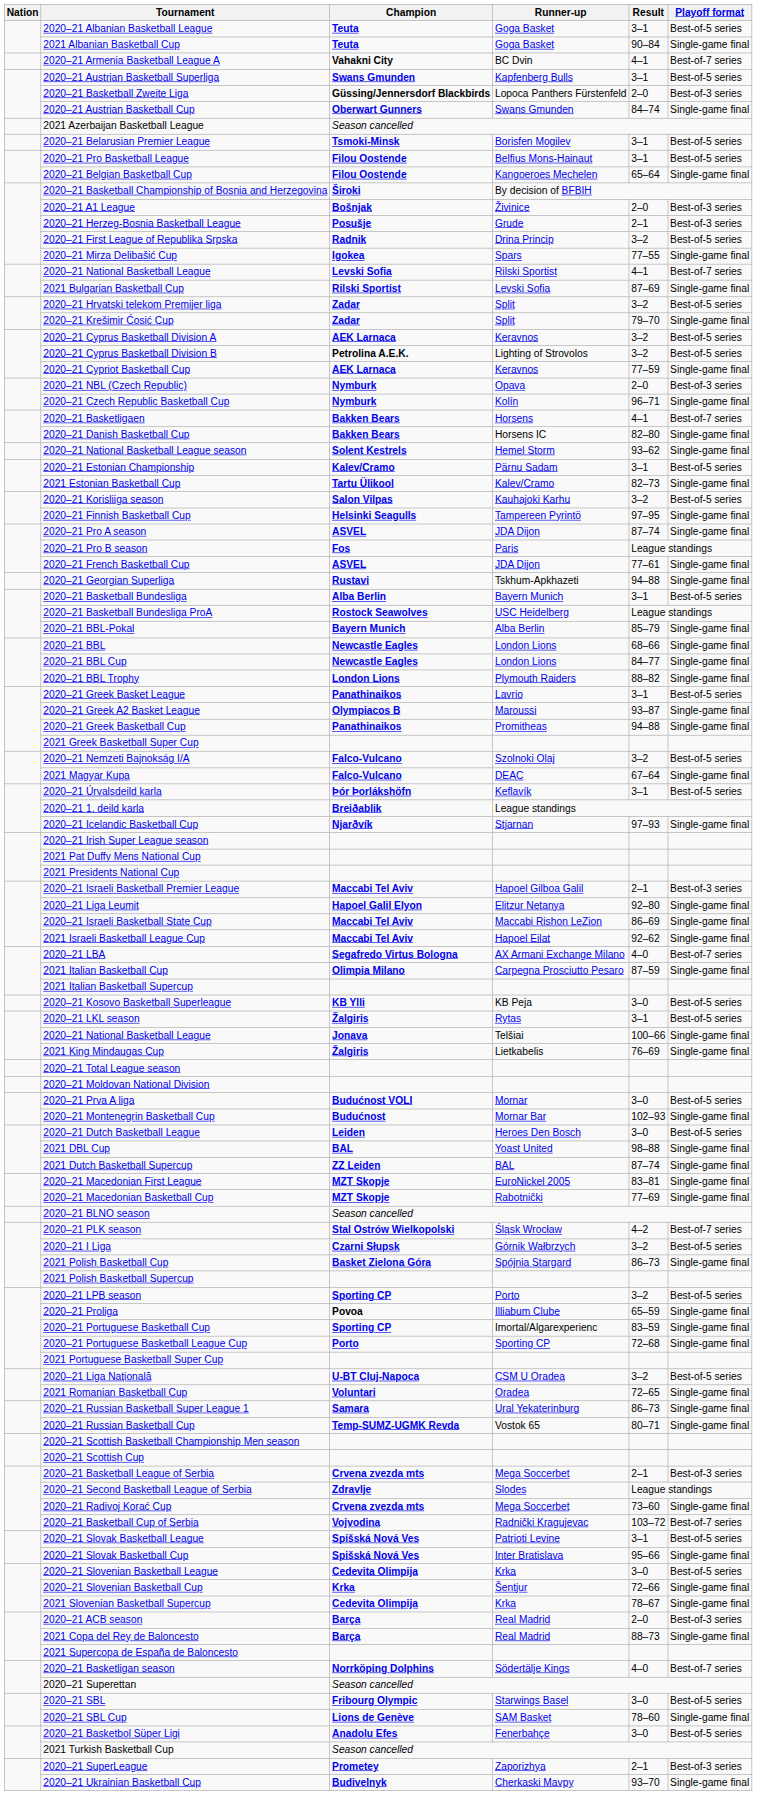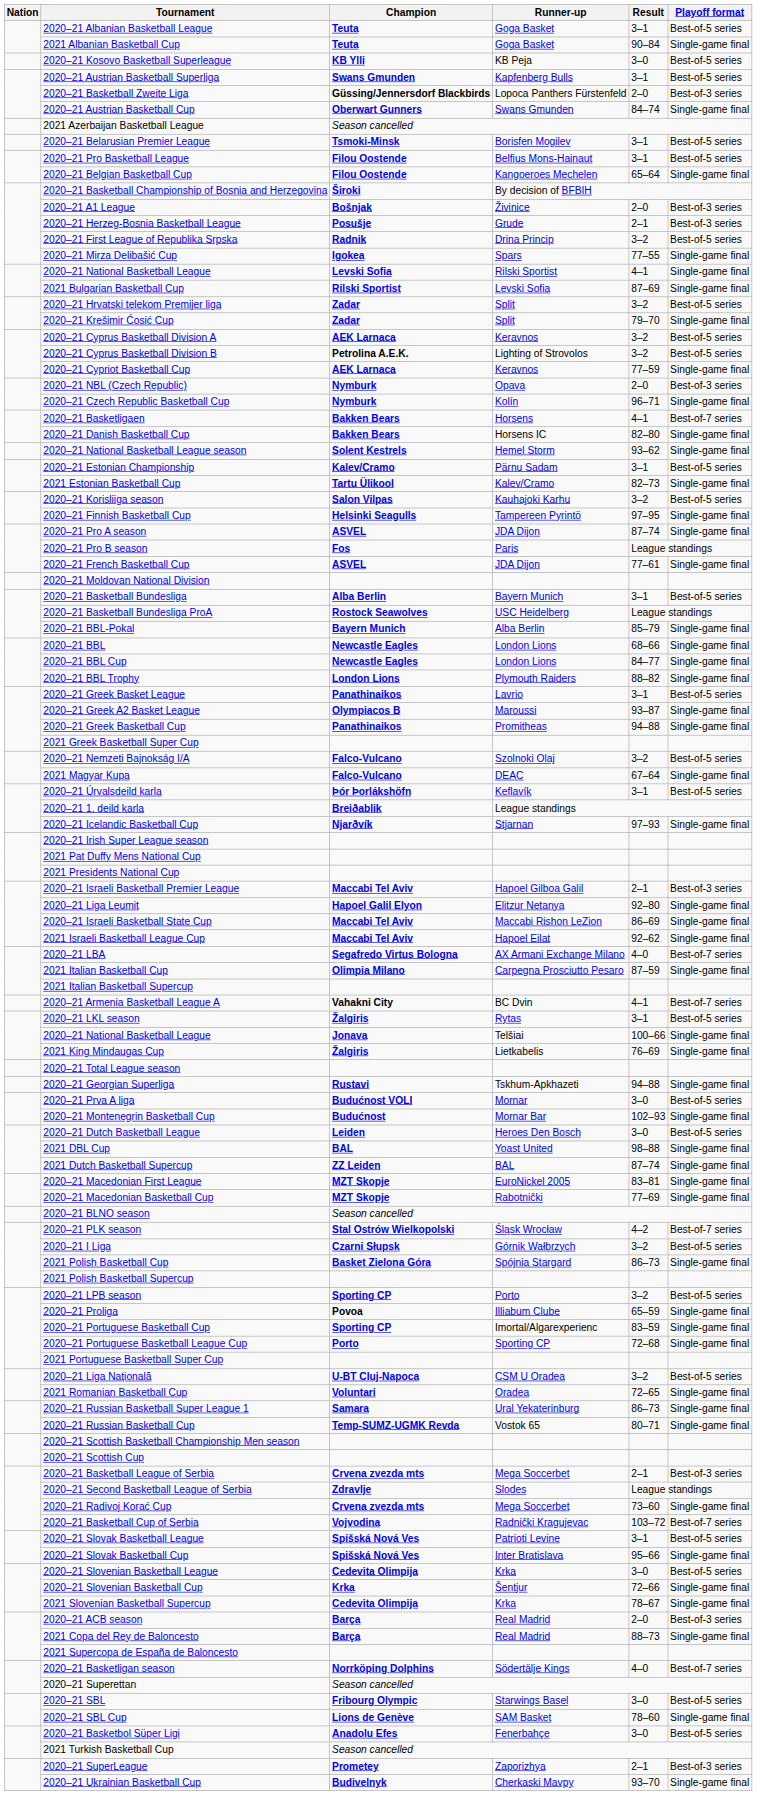rows swapped: (132, 61) <-> (137, 1003)
(706, 272) Best-of-7 series -> (710, 272) Single-game final
rows swapped: (109, 581) <-> (126, 1084)
